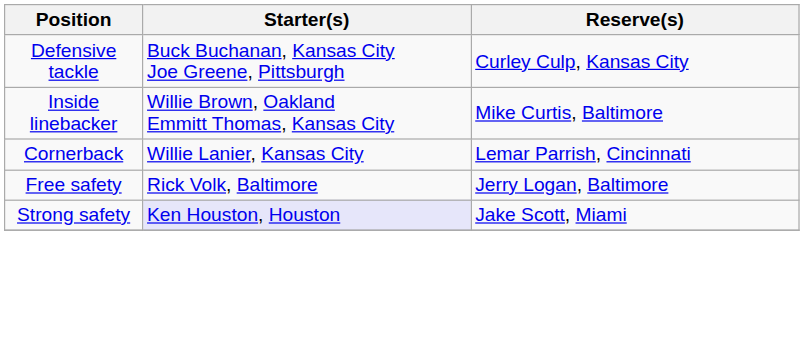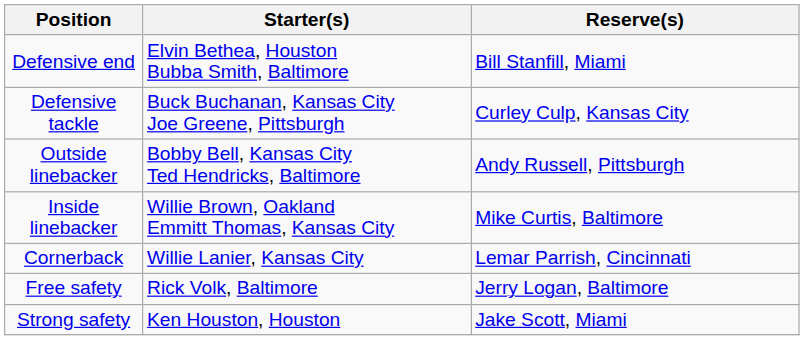+ row: (74, 60)
+ row: (74, 165)
(244, 215) lavender background -> (244, 319) no background
